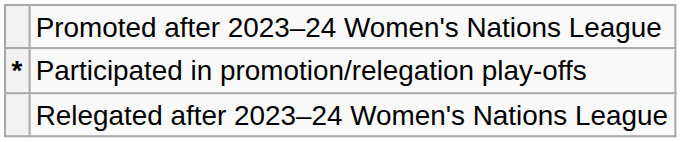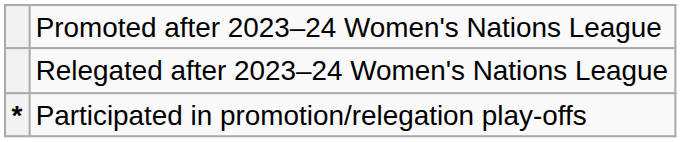rows swapped: (352, 114) <-> (311, 71)
